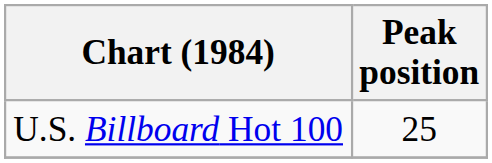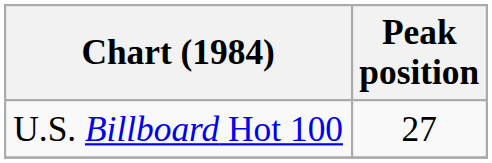(419, 128) 25 -> (419, 128) 27
